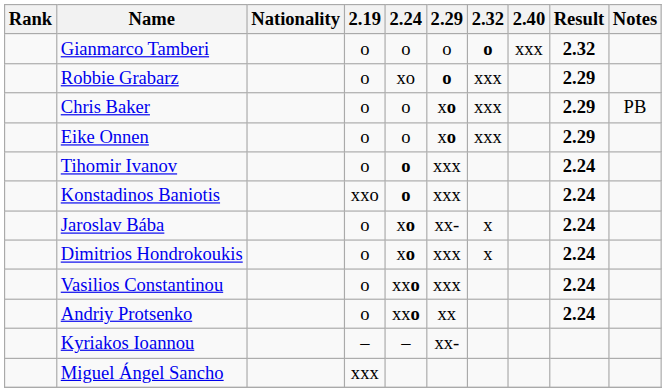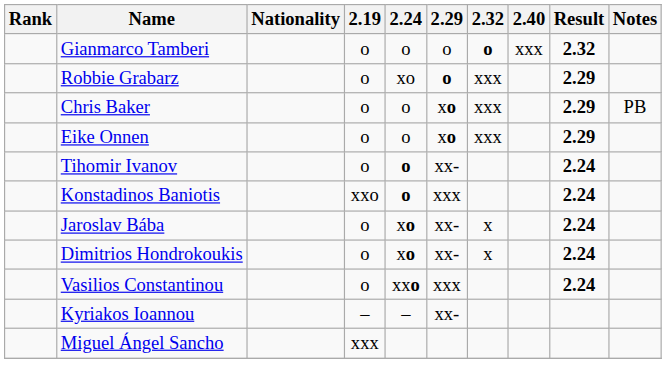(447, 166) xxx -> (447, 166) xx-
(447, 254) xxx -> (447, 254) xx-
- row: (126, 313)
